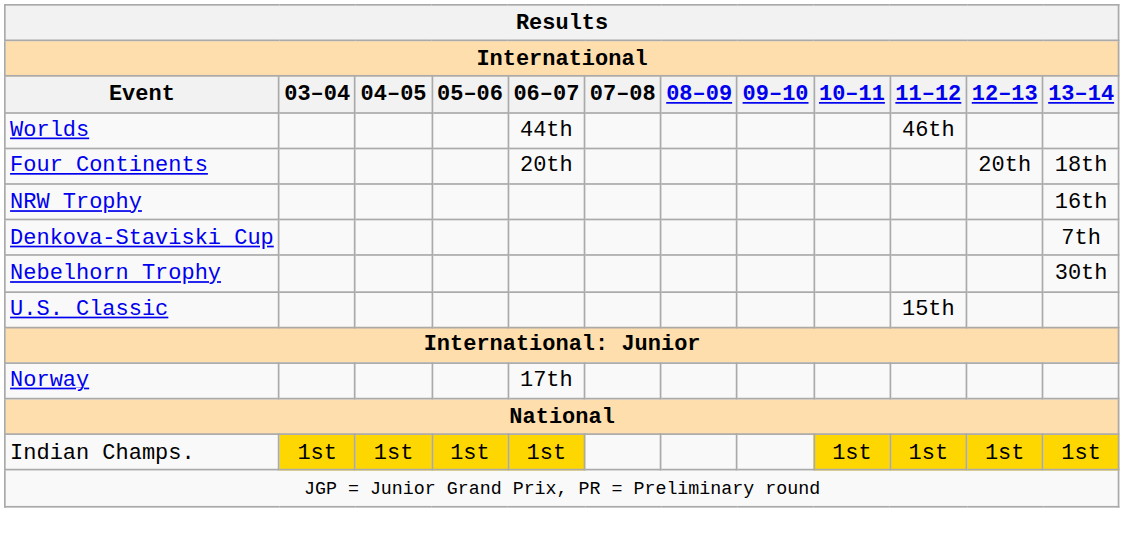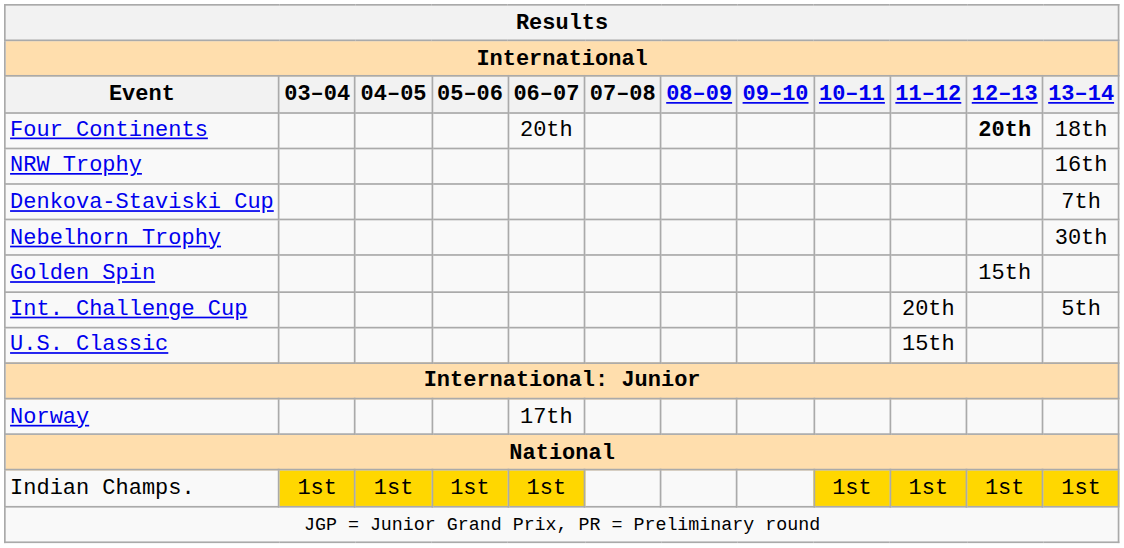- row: (50, 130)
(1005, 166) normal -> (1005, 130) bold
+ row: (83, 273)
+ row: (129, 309)
